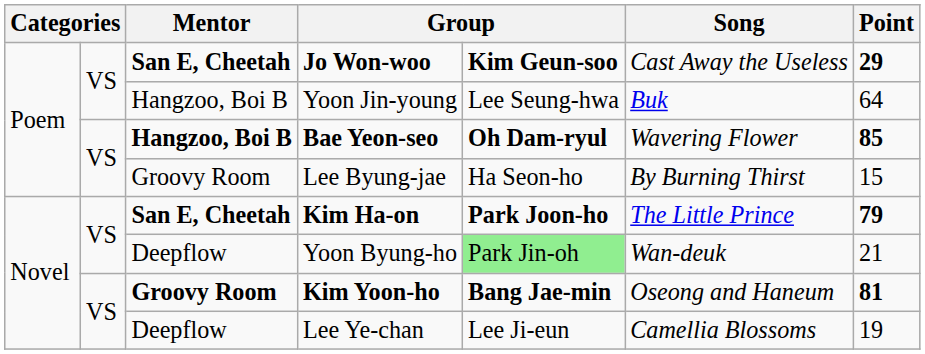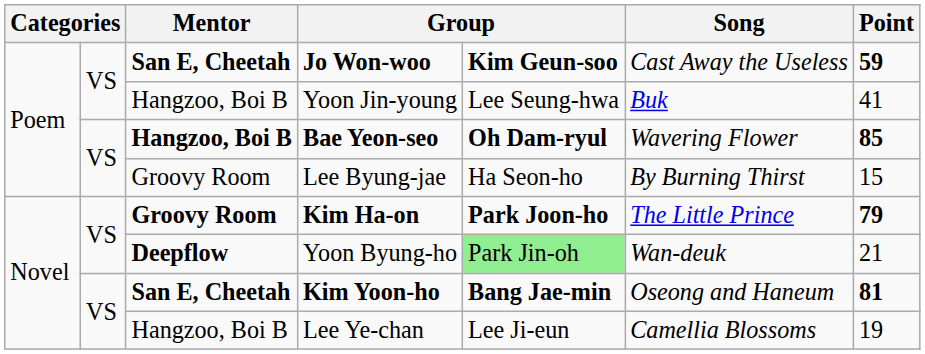(871, 61) 29 -> (871, 61) 59
(871, 100) 64 -> (871, 100) 41
(211, 215) San E, Cheetah -> (204, 215) Groovy Room
(179, 253) normal -> (180, 253) bold
(204, 291) Groovy Room -> (211, 291) San E, Cheetah
(179, 330) Deepflow -> (210, 330) Hangzoo, Boi B
